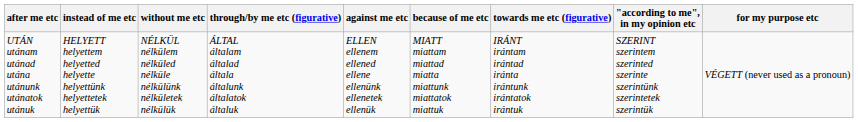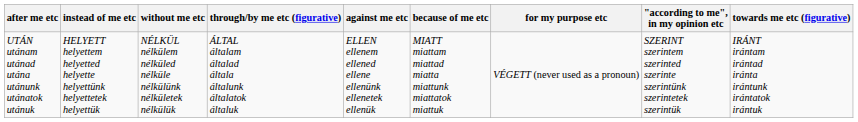columns swapped: (778, 18) <-> (552, 18)
